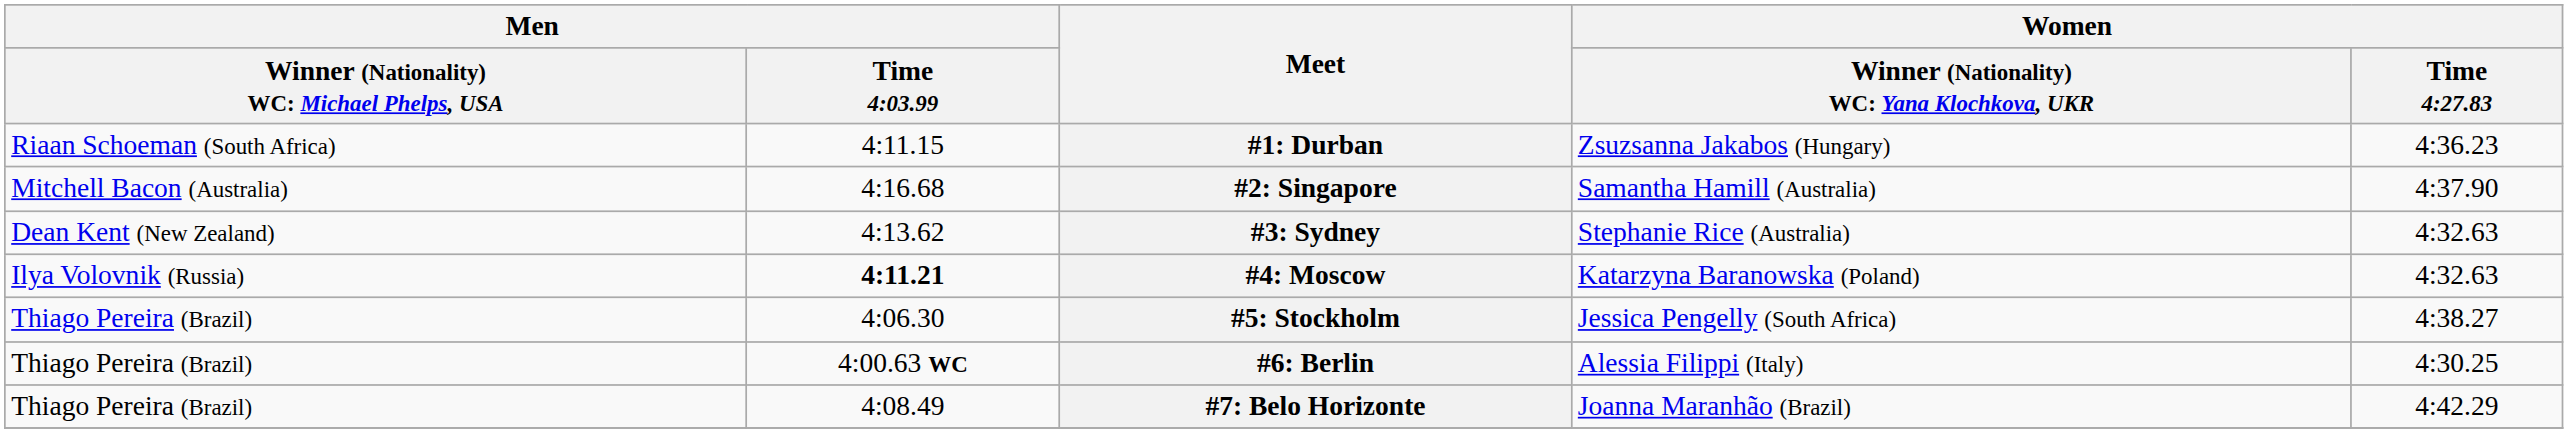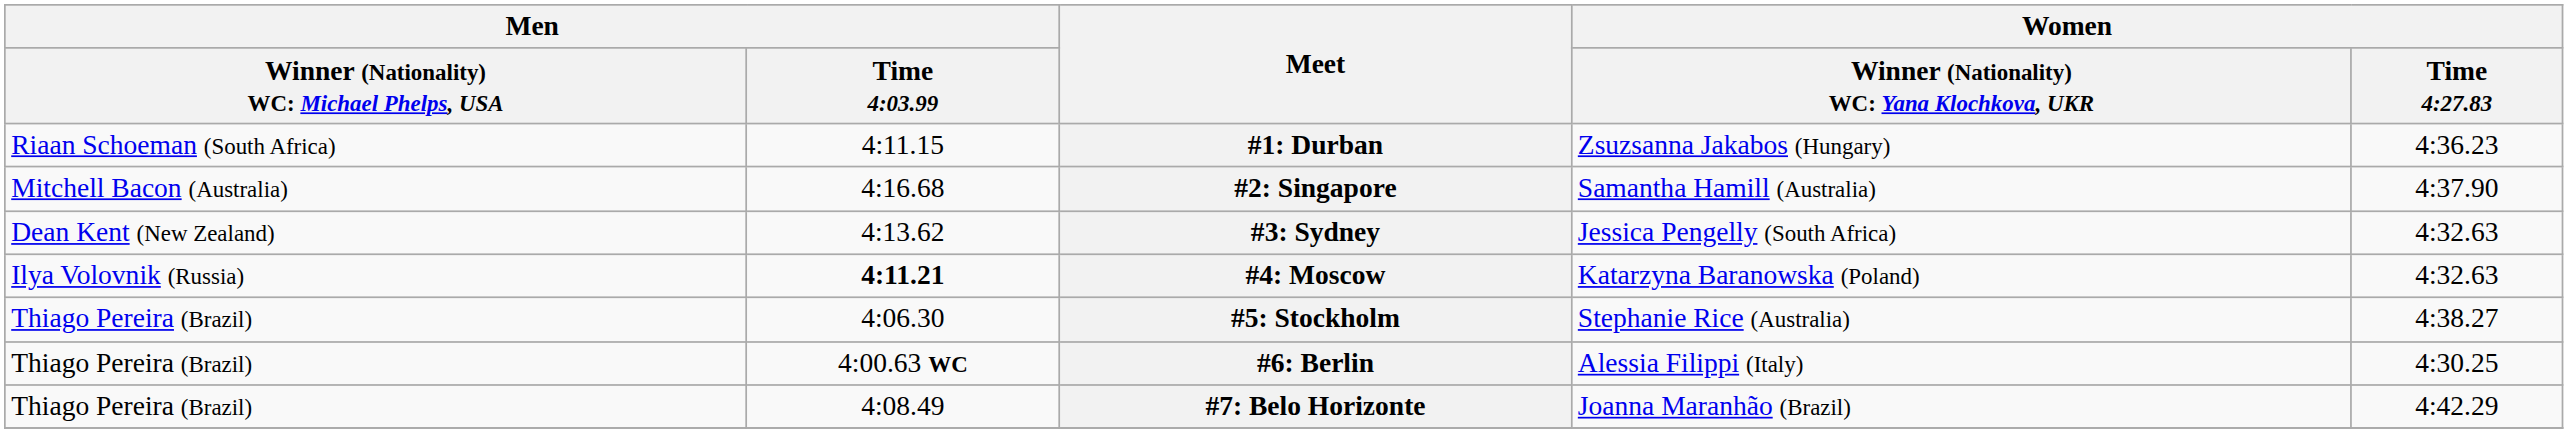(1714, 231) Stephanie Rice (Australia) -> (1737, 231) Jessica Pengelly (South Africa)
(1737, 319) Jessica Pengelly (South Africa) -> (1714, 319) Stephanie Rice (Australia)
